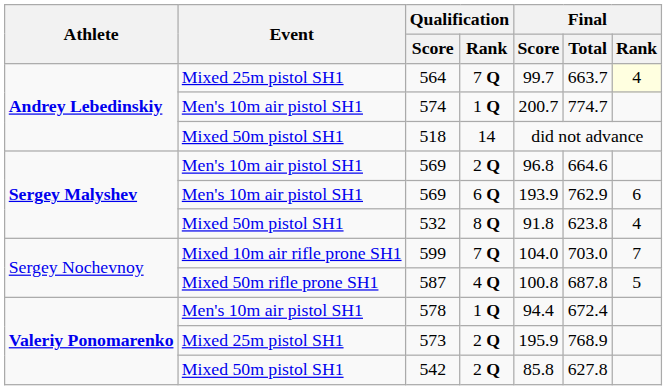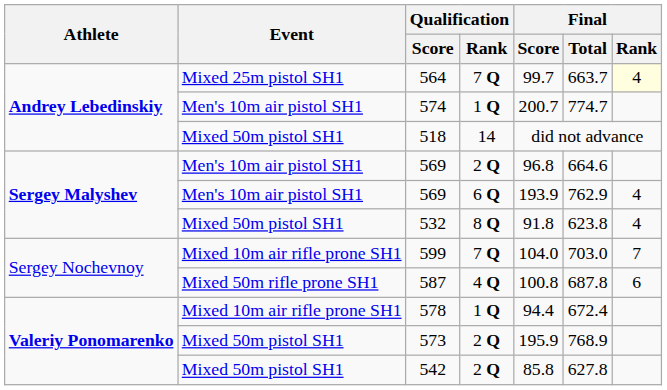(637, 194) 6 -> (637, 194) 4
(637, 282) 5 -> (637, 282) 6
(272, 311) Men's 10m air pistol SH1 -> (292, 311) Mixed 10m air rifle prone SH1
(263, 340) Mixed 25m pistol SH1 -> (263, 340) Mixed 50m pistol SH1
